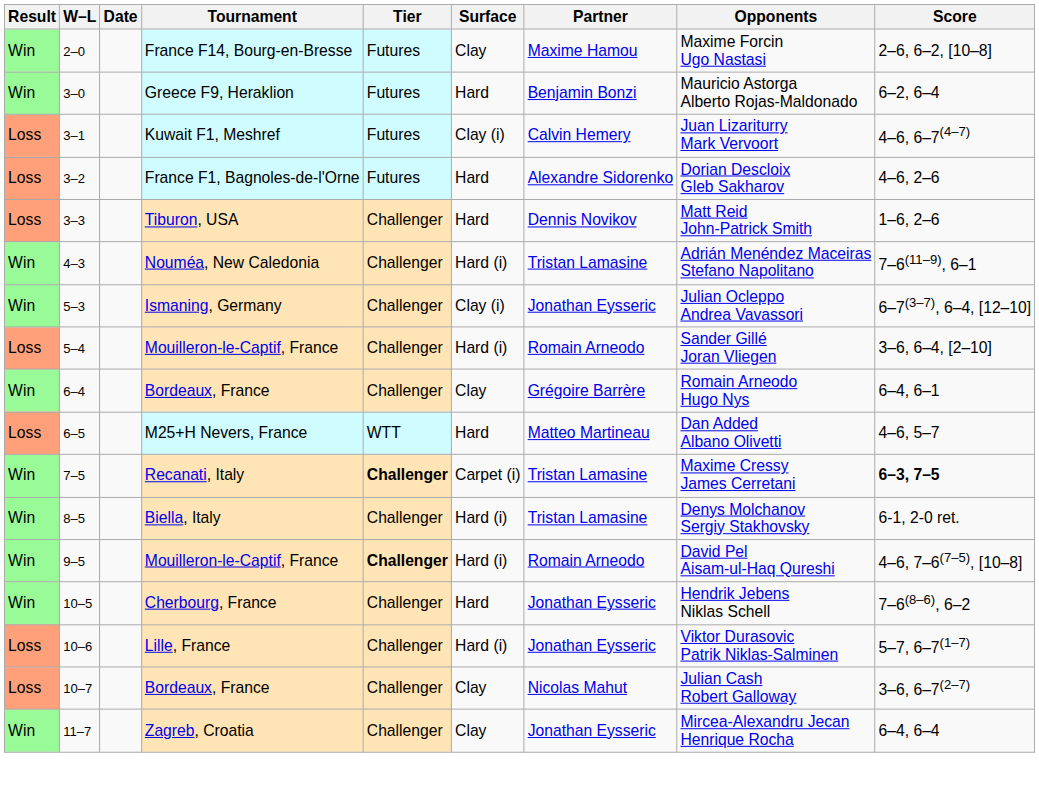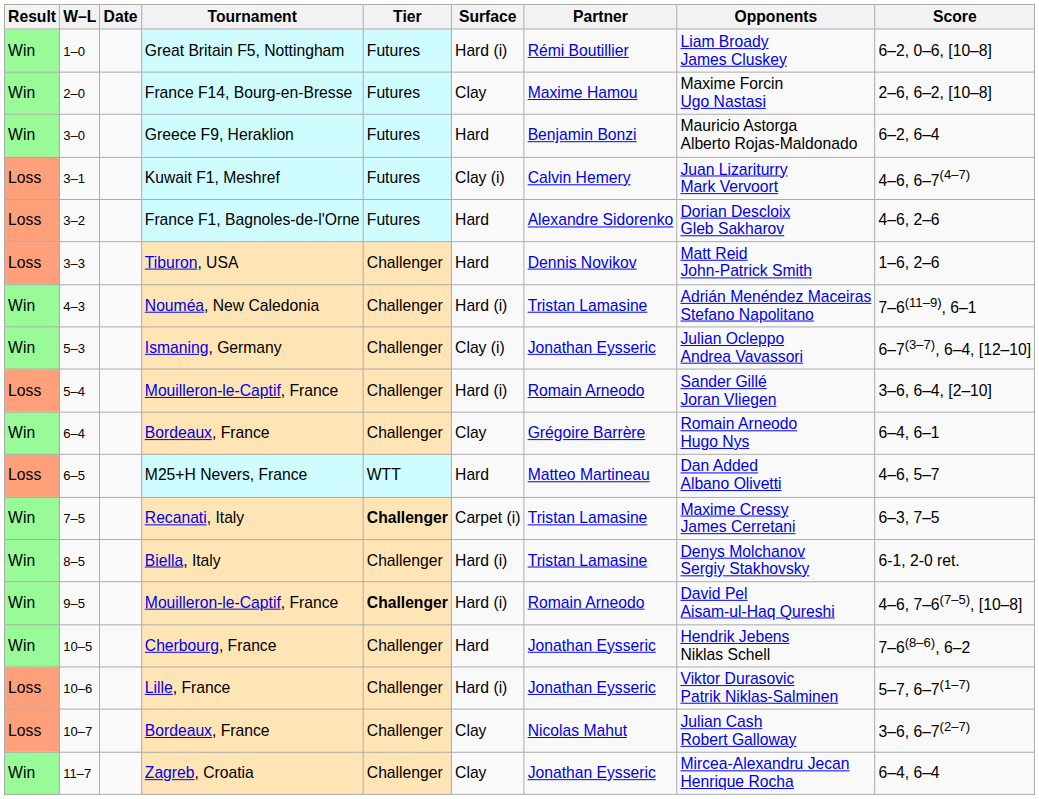+ row: (74, 51)
(909, 475) bold -> (909, 518) normal
